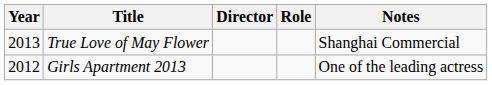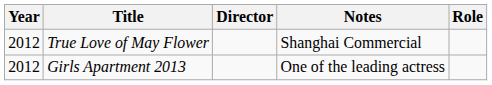columns swapped: (296, 17) <-> (401, 17)
(24, 42) 2013 -> (24, 42) 2012
